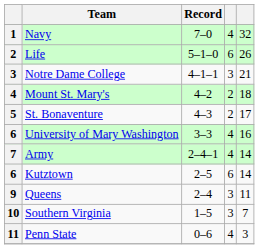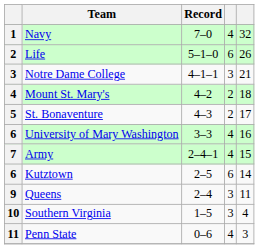(245, 154) 14 -> (245, 154) 15
(245, 214) 7 -> (245, 214) 4
